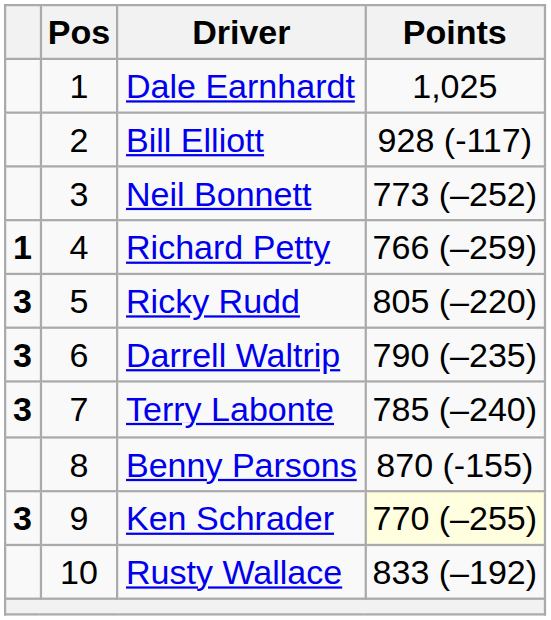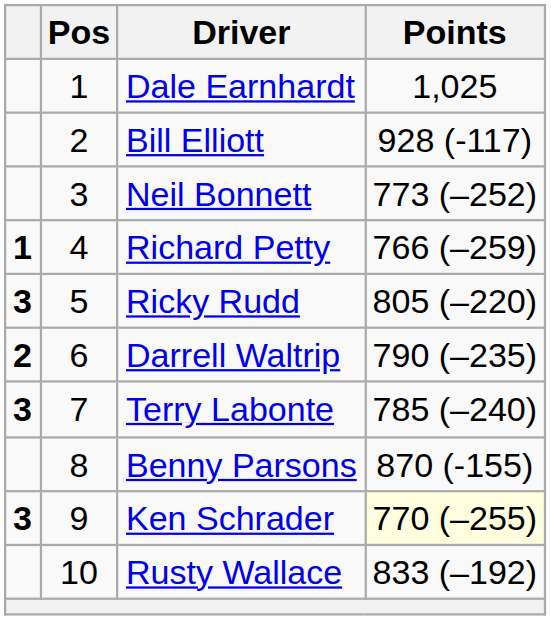(22, 356) 3 -> (22, 356) 2
